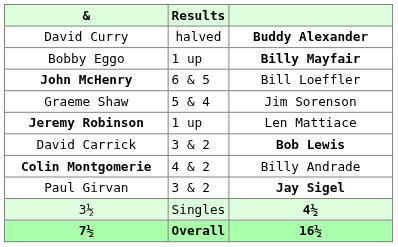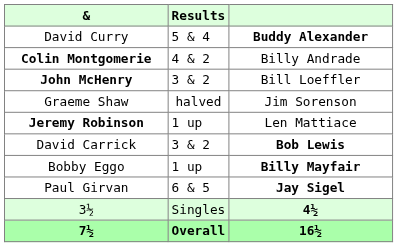(198, 37) halved -> (191, 37) 5 & 4
rows swapped: (86, 166) <-> (86, 58)
(191, 80) 6 & 5 -> (191, 80) 3 & 2
(191, 102) 5 & 4 -> (198, 102) halved
(191, 188) 3 & 2 -> (191, 188) 6 & 5
